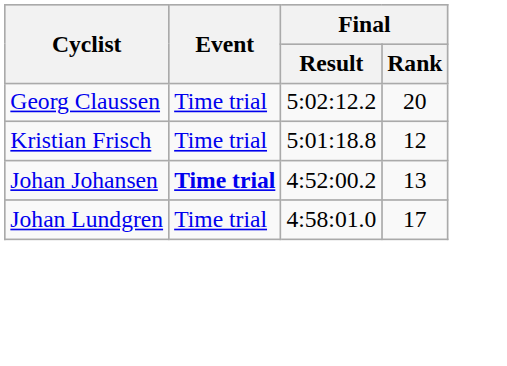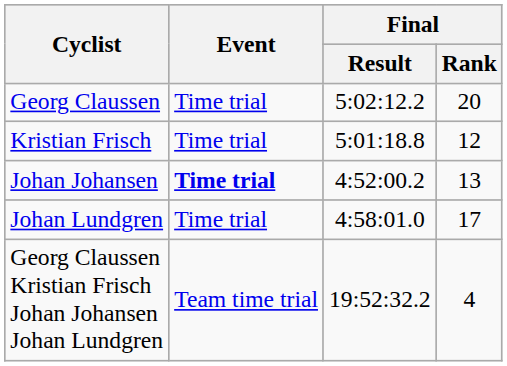+ row: (87, 299)
